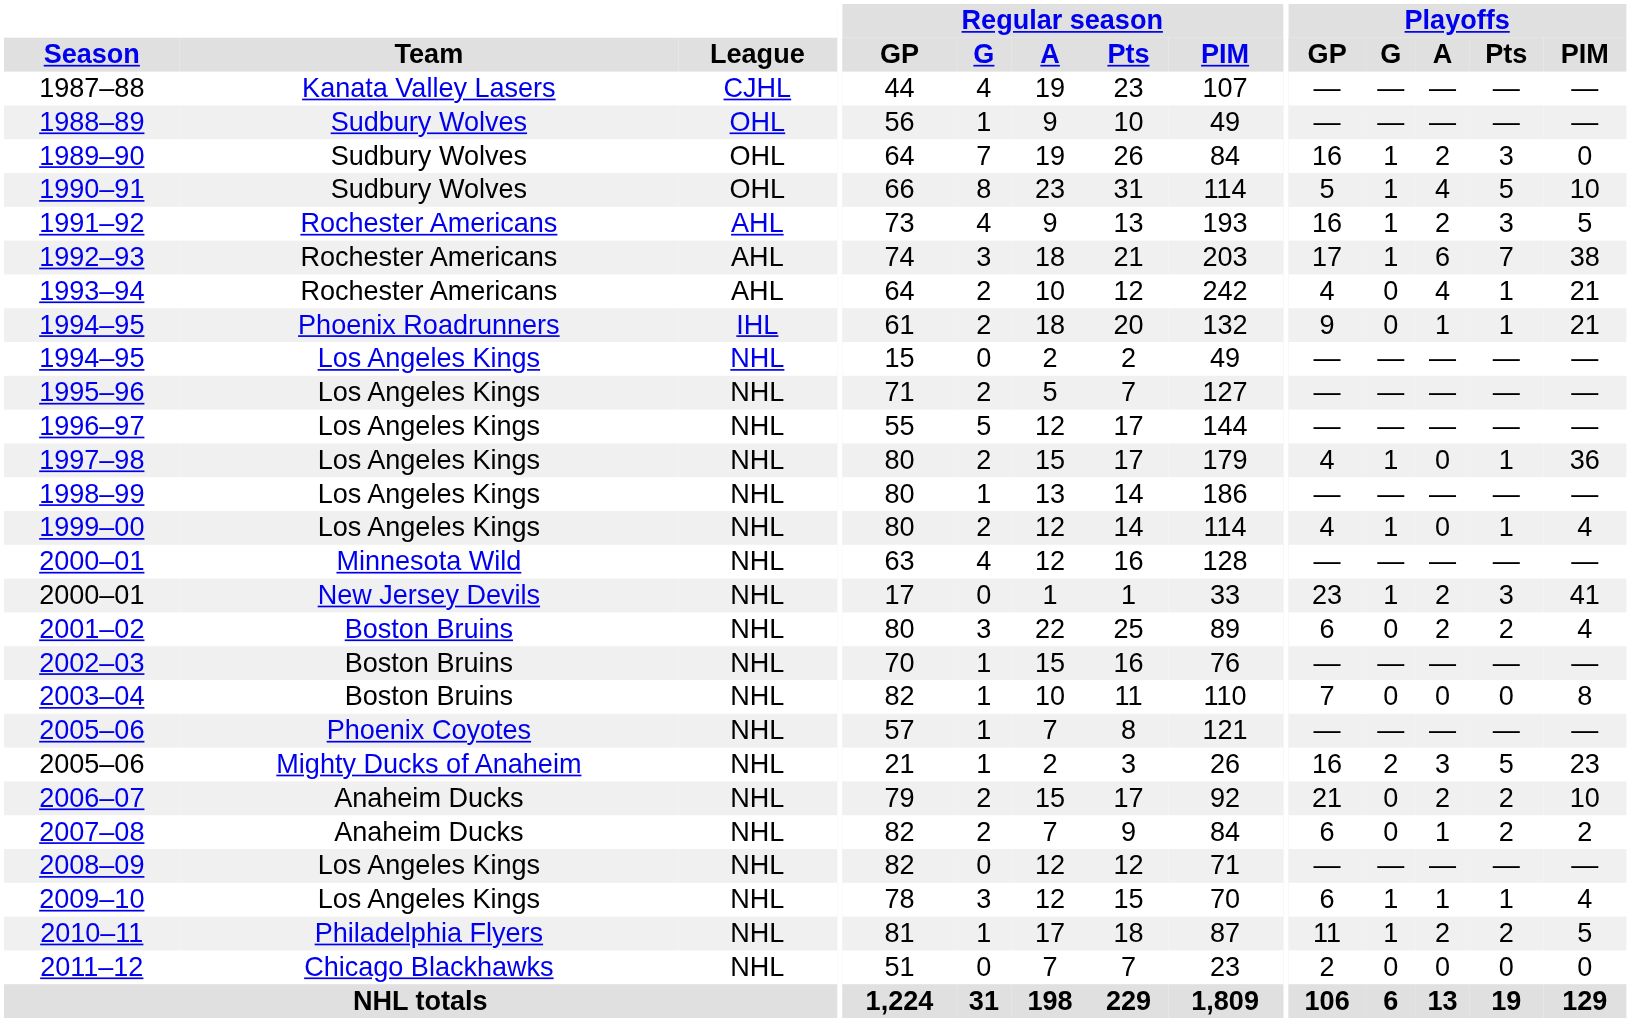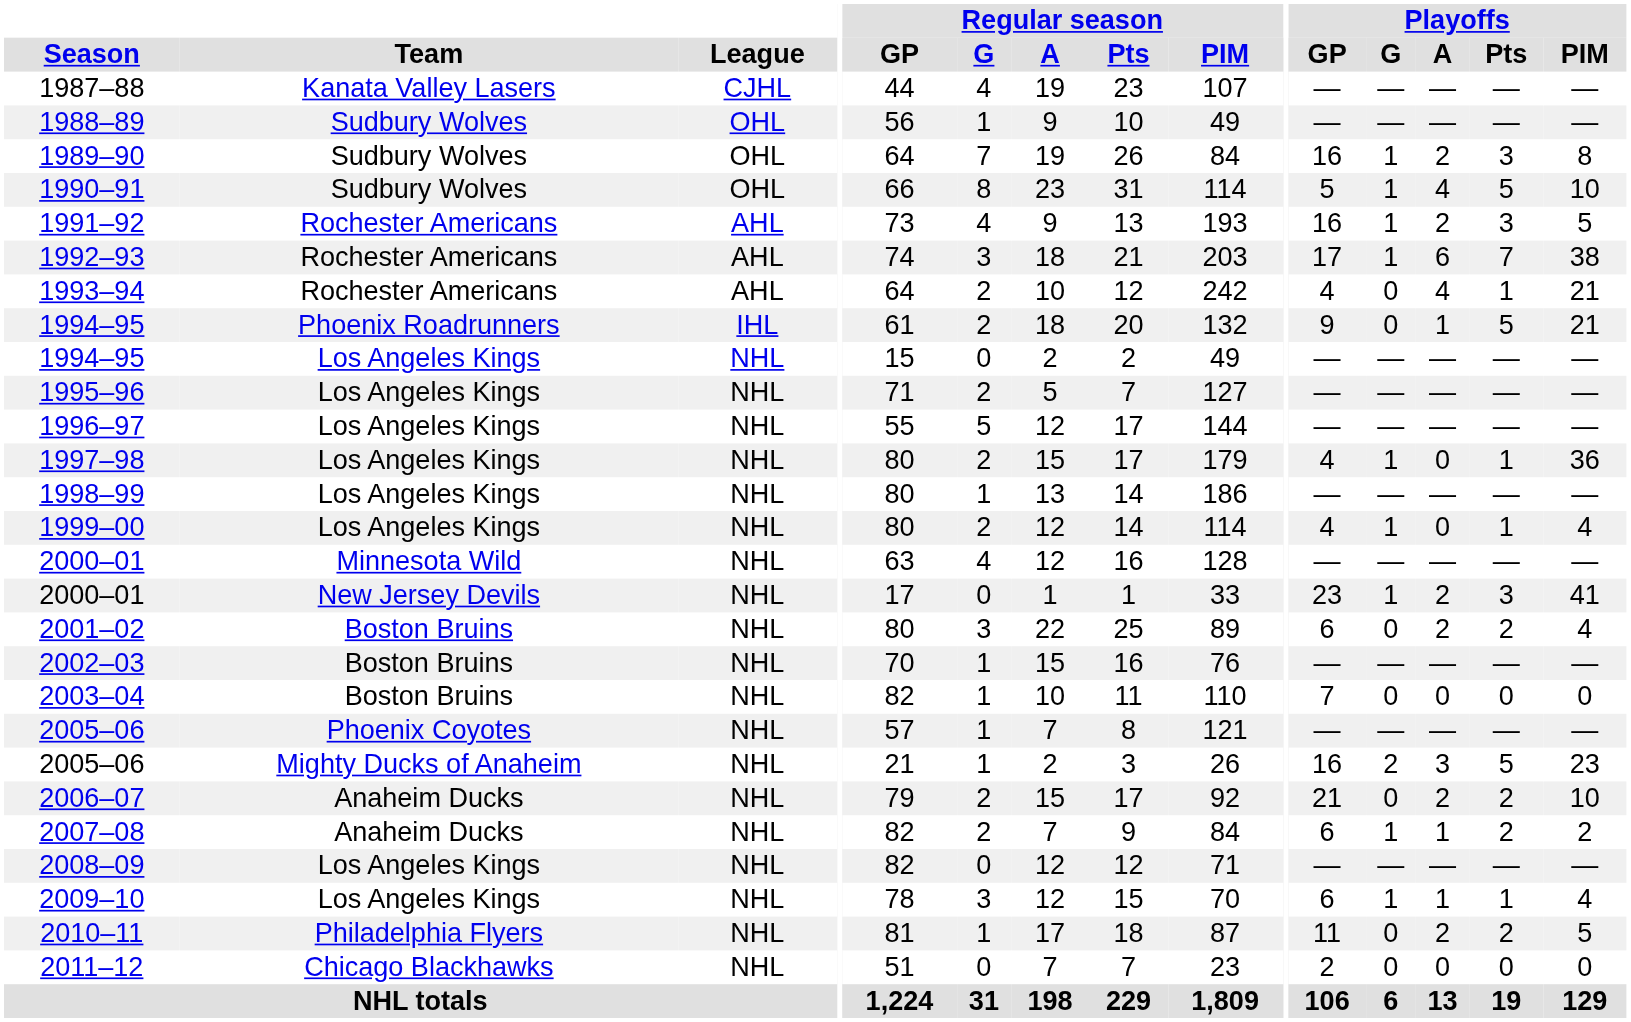(1585, 155) 0 -> (1585, 155) 8
(1506, 324) 1 -> (1506, 324) 5
(1585, 696) 8 -> (1585, 696) 0
(1391, 831) 0 -> (1391, 831) 1
(1391, 933) 1 -> (1391, 933) 0
